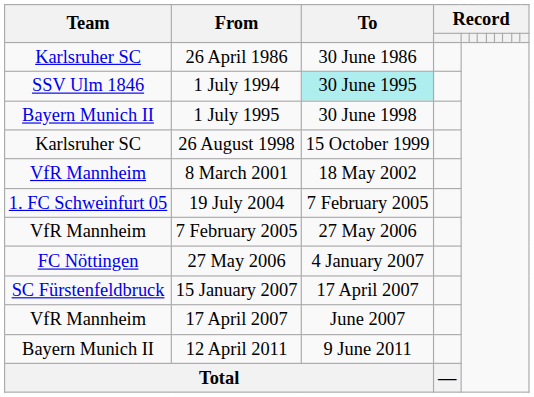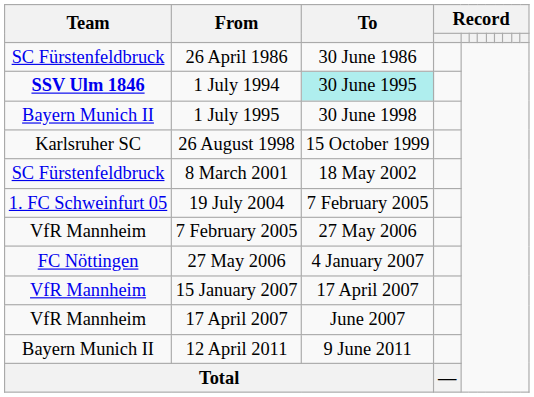(88, 56) Karlsruher SC -> (88, 56) SC Fürstenfeldbruck
(88, 85) normal -> (88, 85) bold
(88, 173) VfR Mannheim -> (88, 173) SC Fürstenfeldbruck
(88, 290) SC Fürstenfeldbruck -> (88, 290) VfR Mannheim
